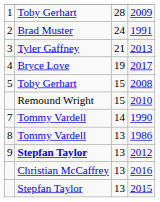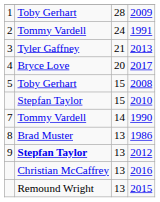(45, 30) Brad Muster -> (52, 30) Tommy Vardell
(120, 65) 19 -> (120, 65) 20
(56, 100) Remound Wright -> (50, 100) Stepfan Taylor
(52, 135) Tommy Vardell -> (45, 135) Brad Muster
(50, 188) Stepfan Taylor -> (56, 188) Remound Wright
